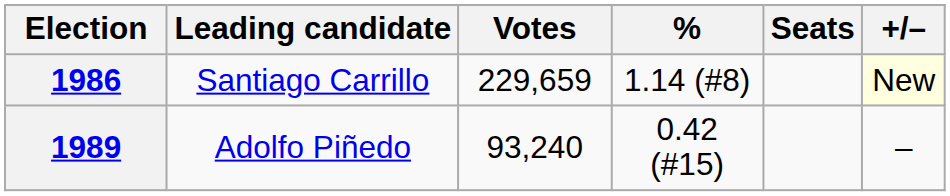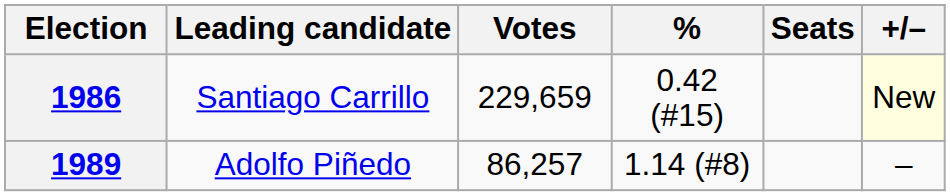(687, 79) 1.14 (#8) -> (687, 97) 0.42 (#15)
(535, 147) 93,240 -> (535, 164) 86,257
(687, 147) 0.42 (#15) -> (687, 164) 1.14 (#8)
